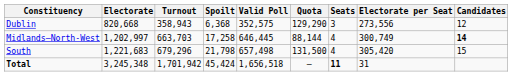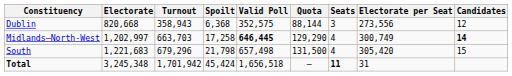(309, 24) 129,290 -> (307, 24) 88,144
(256, 38) normal -> (256, 38) bold
(307, 38) 88,144 -> (309, 38) 129,290
